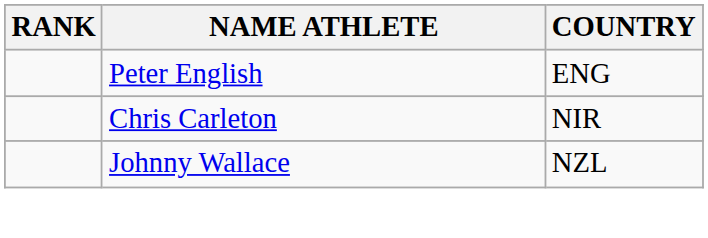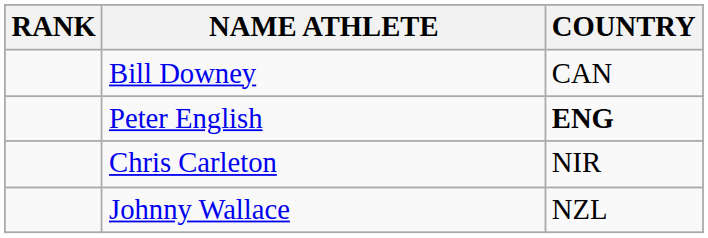+ row: (183, 72)
(581, 72) normal -> (583, 118) bold
